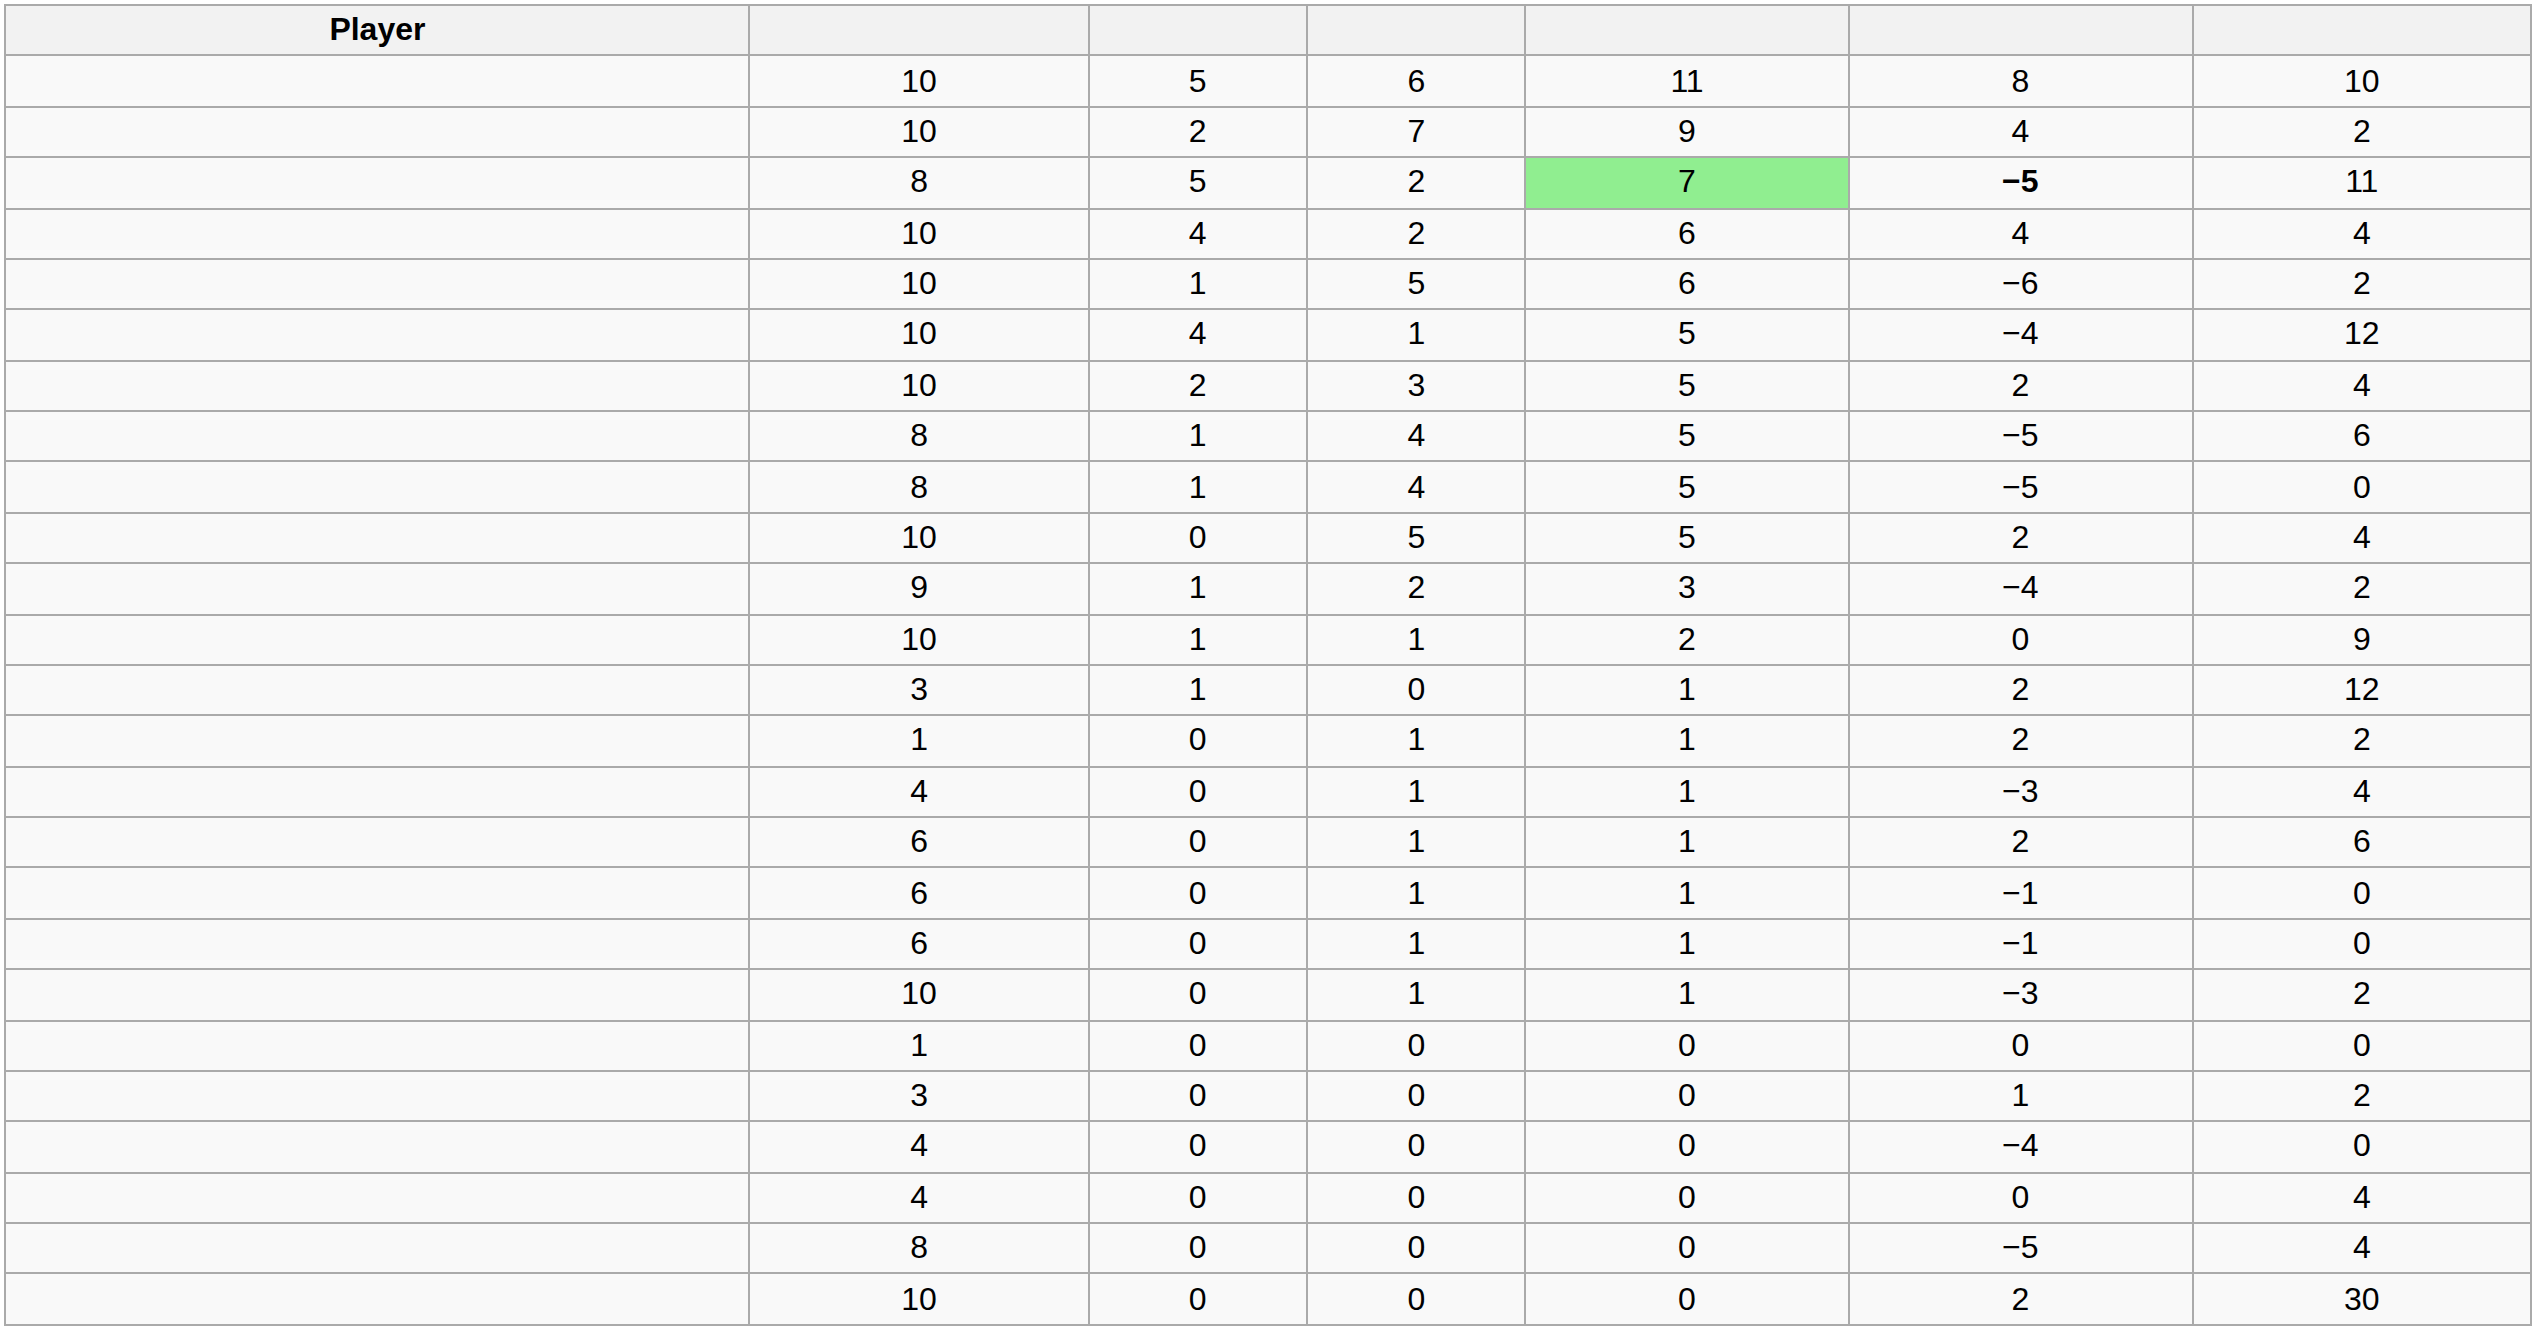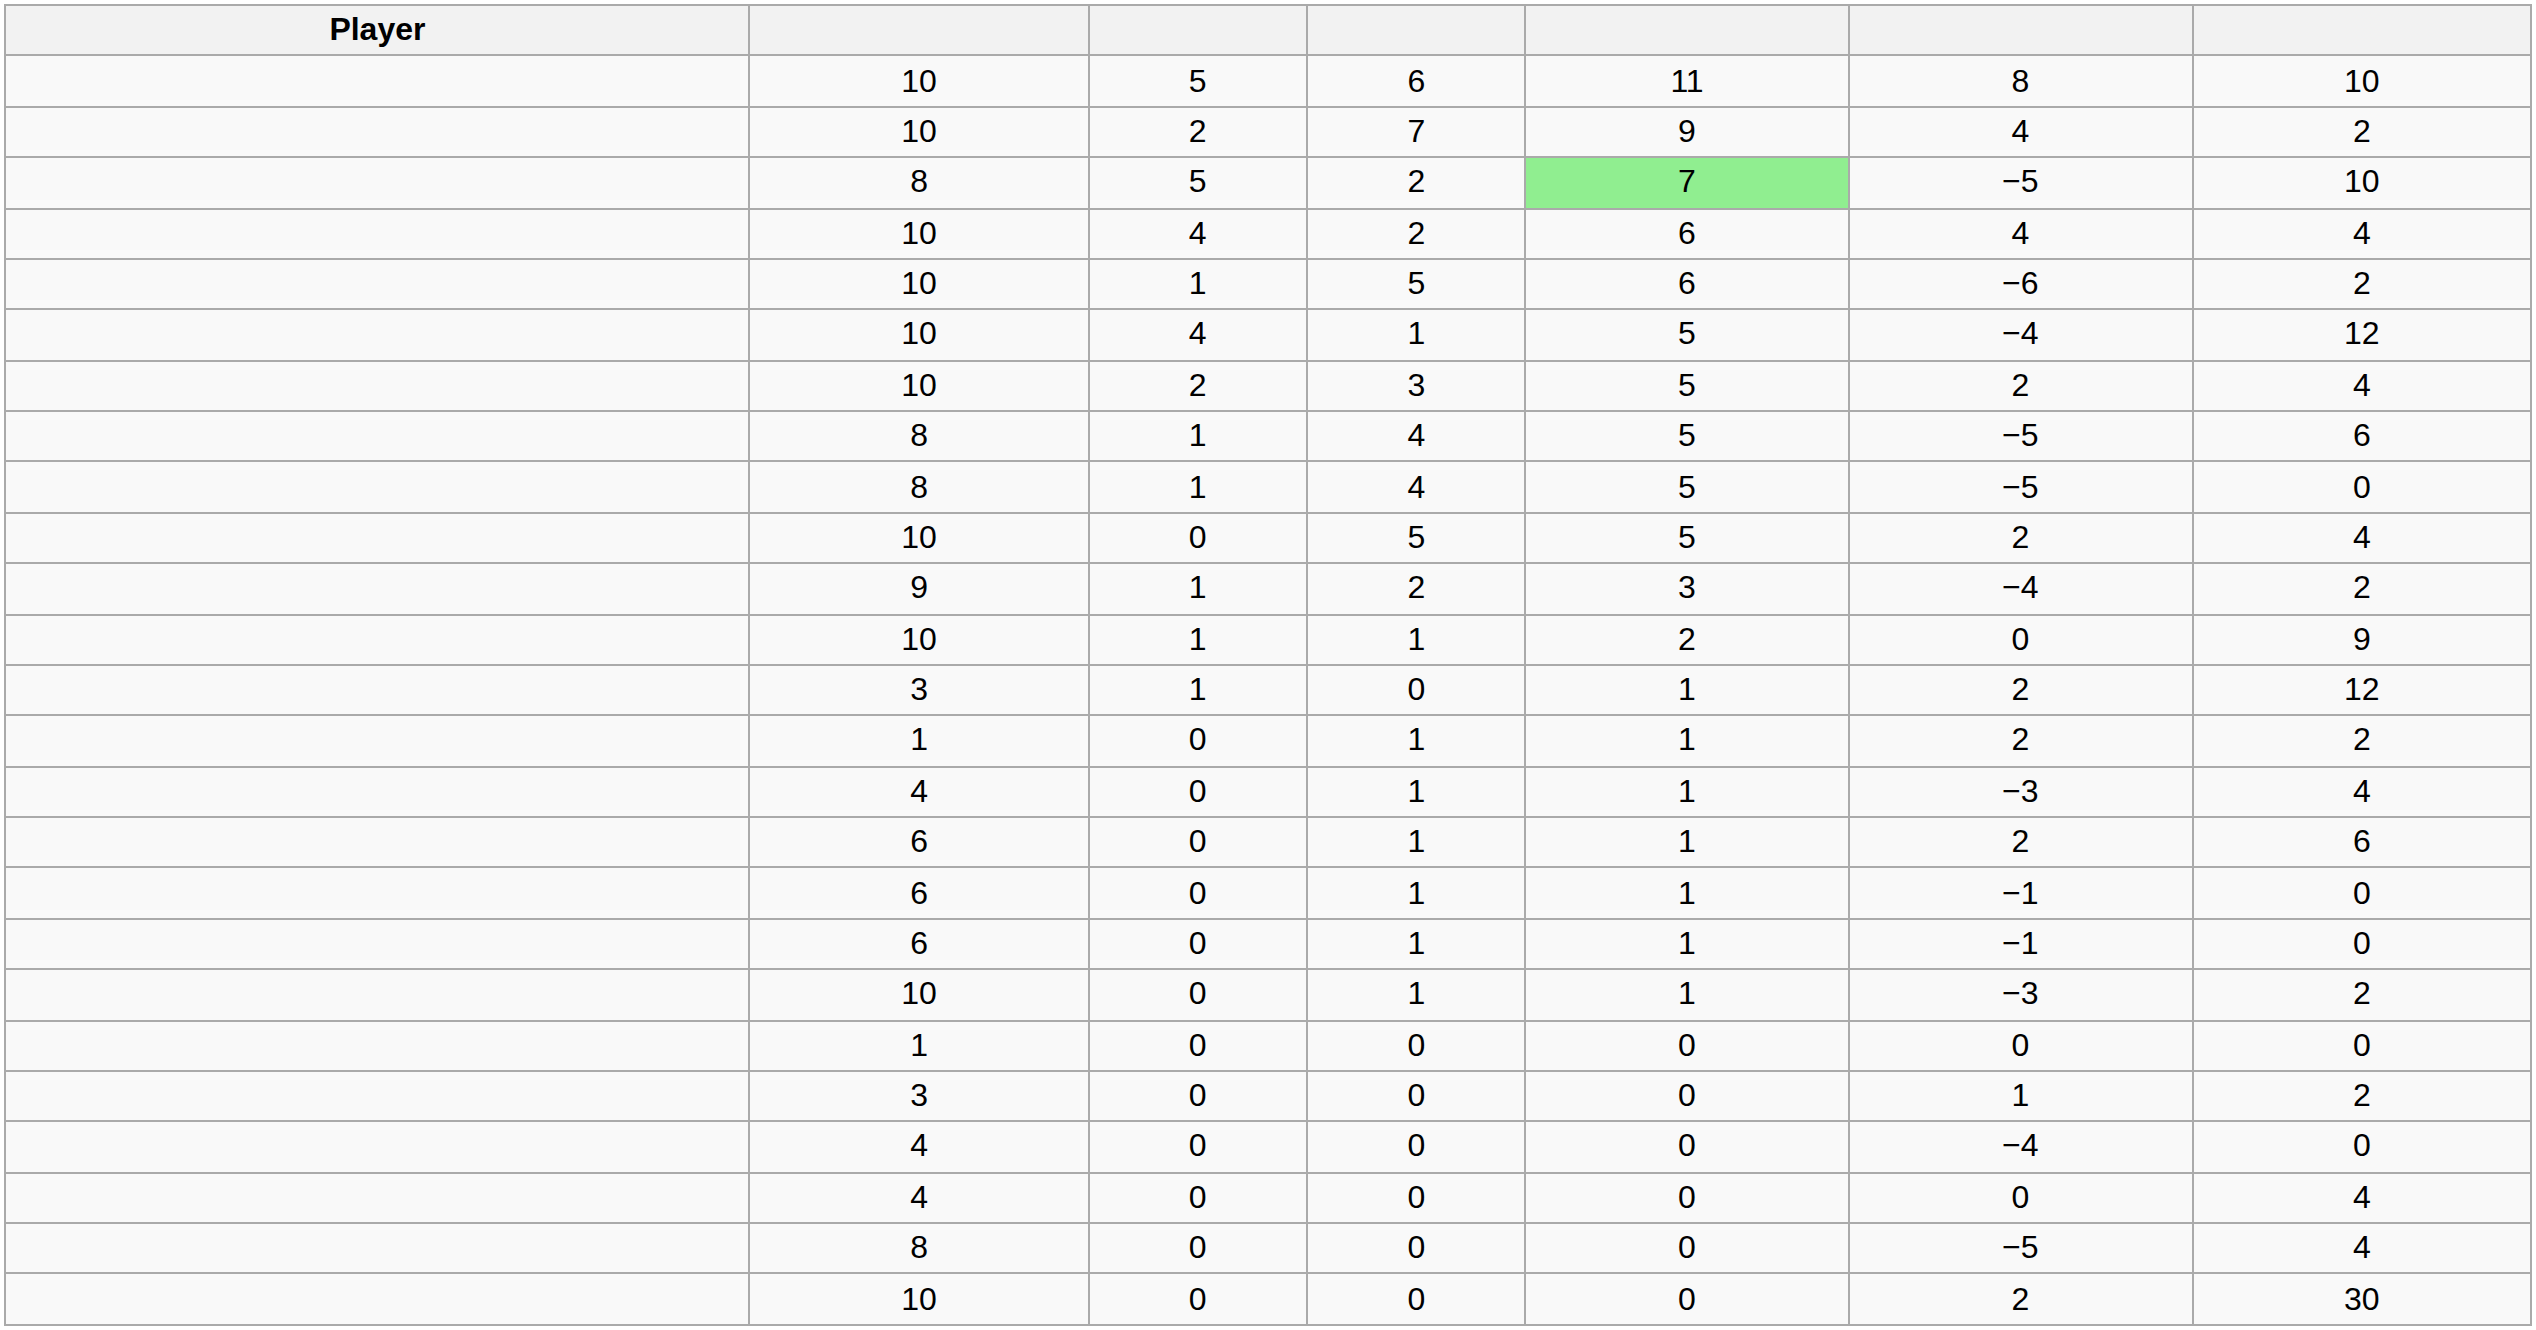(2020, 182) bold -> (2020, 182) normal
(2362, 182) 11 -> (2362, 182) 10
